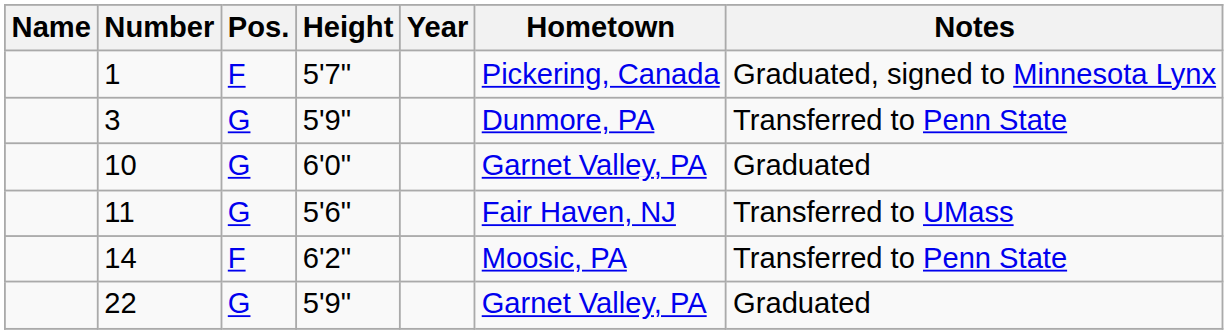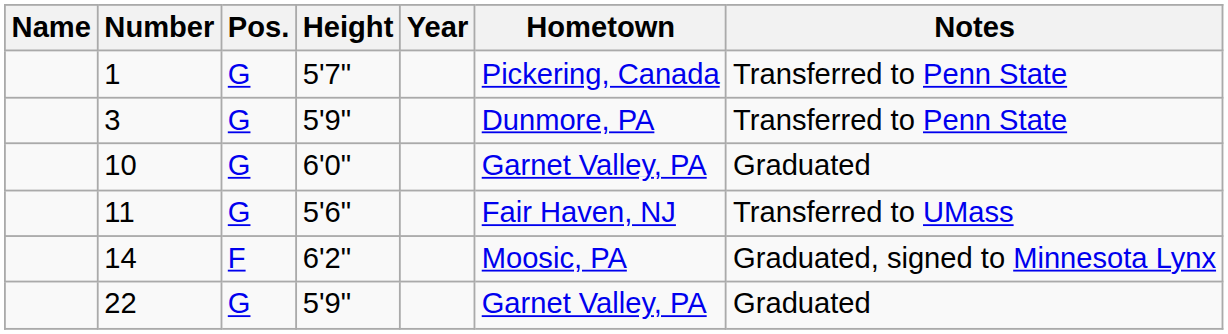(237, 73) F -> (239, 73) G
(975, 73) Graduated, signed to Minnesota Lynx -> (900, 73) Transferred to Penn State
(900, 258) Transferred to Penn State -> (975, 258) Graduated, signed to Minnesota Lynx
